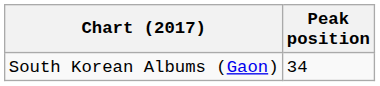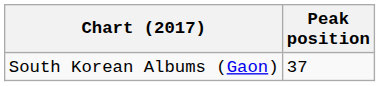(297, 67) 34 -> (297, 67) 37
